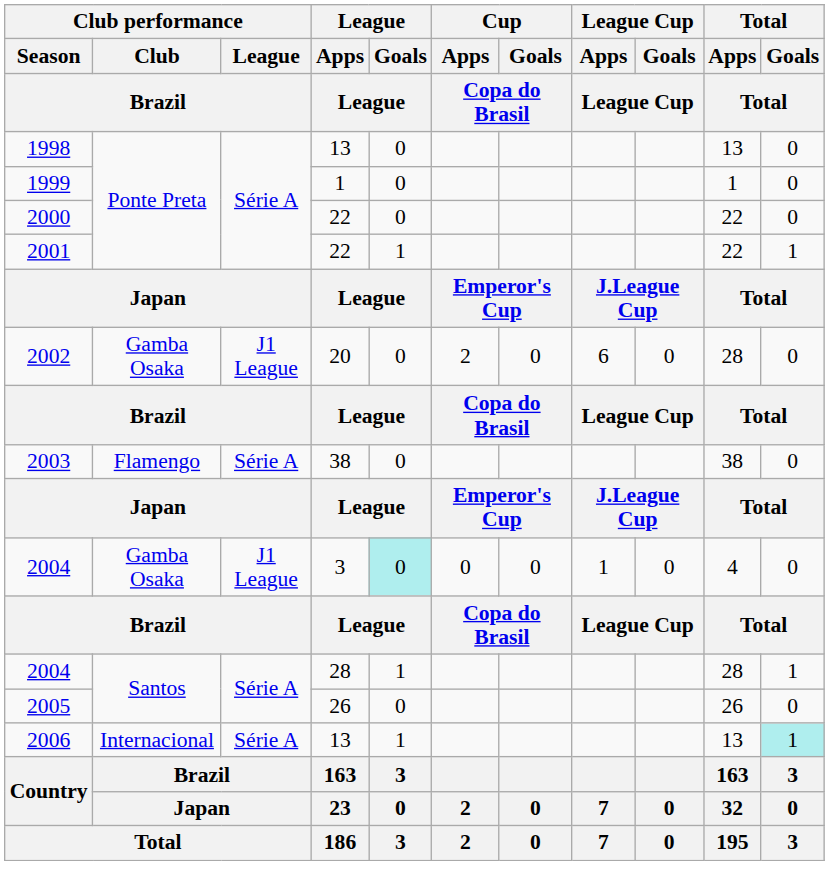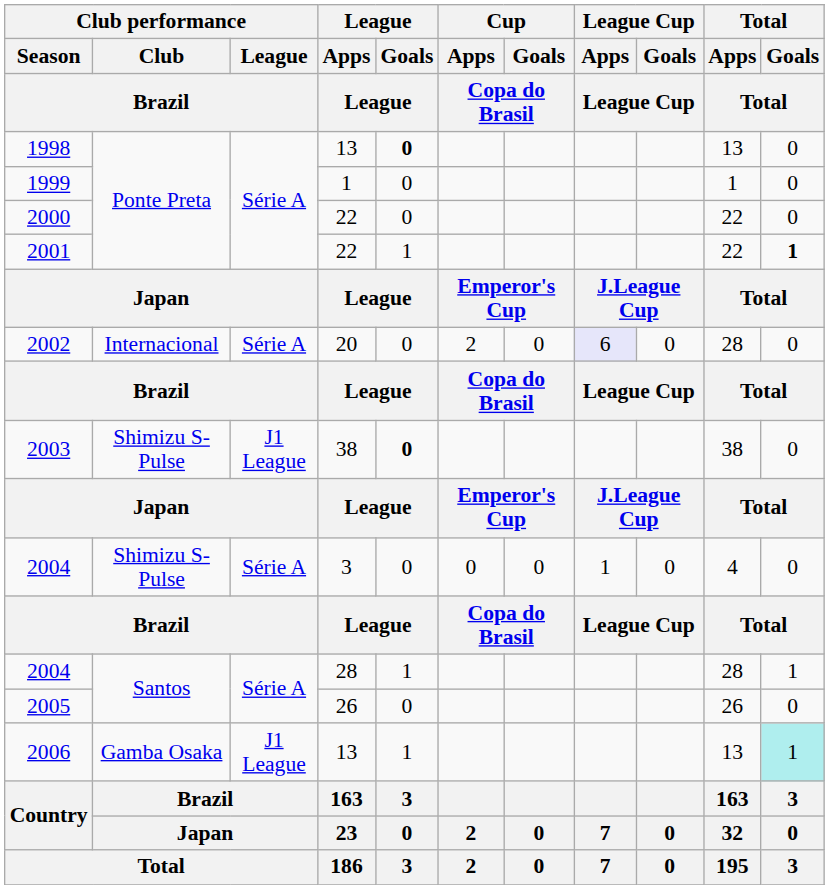(400, 148) normal -> (407, 148) bold
(793, 251) normal -> (793, 251) bold
(157, 356) Gamba Osaka -> (162, 344) Internacional
(266, 356) J1 League -> (274, 344) Série A
(604, 356) no background -> (605, 344) lavender background
(157, 461) Flamengo -> (162, 449) Shimizu S-Pulse
(266, 461) Série A -> (274, 449) J1 League
(400, 461) normal -> (407, 449) bold
(157, 566) Gamba Osaka -> (162, 566) Shimizu S-Pulse
(266, 566) J1 League -> (274, 566) Série A
(400, 566) paleturquoise background -> (407, 566) no background
(157, 739) Internacional -> (162, 751) Gamba Osaka
(266, 739) Série A -> (274, 751) J1 League
